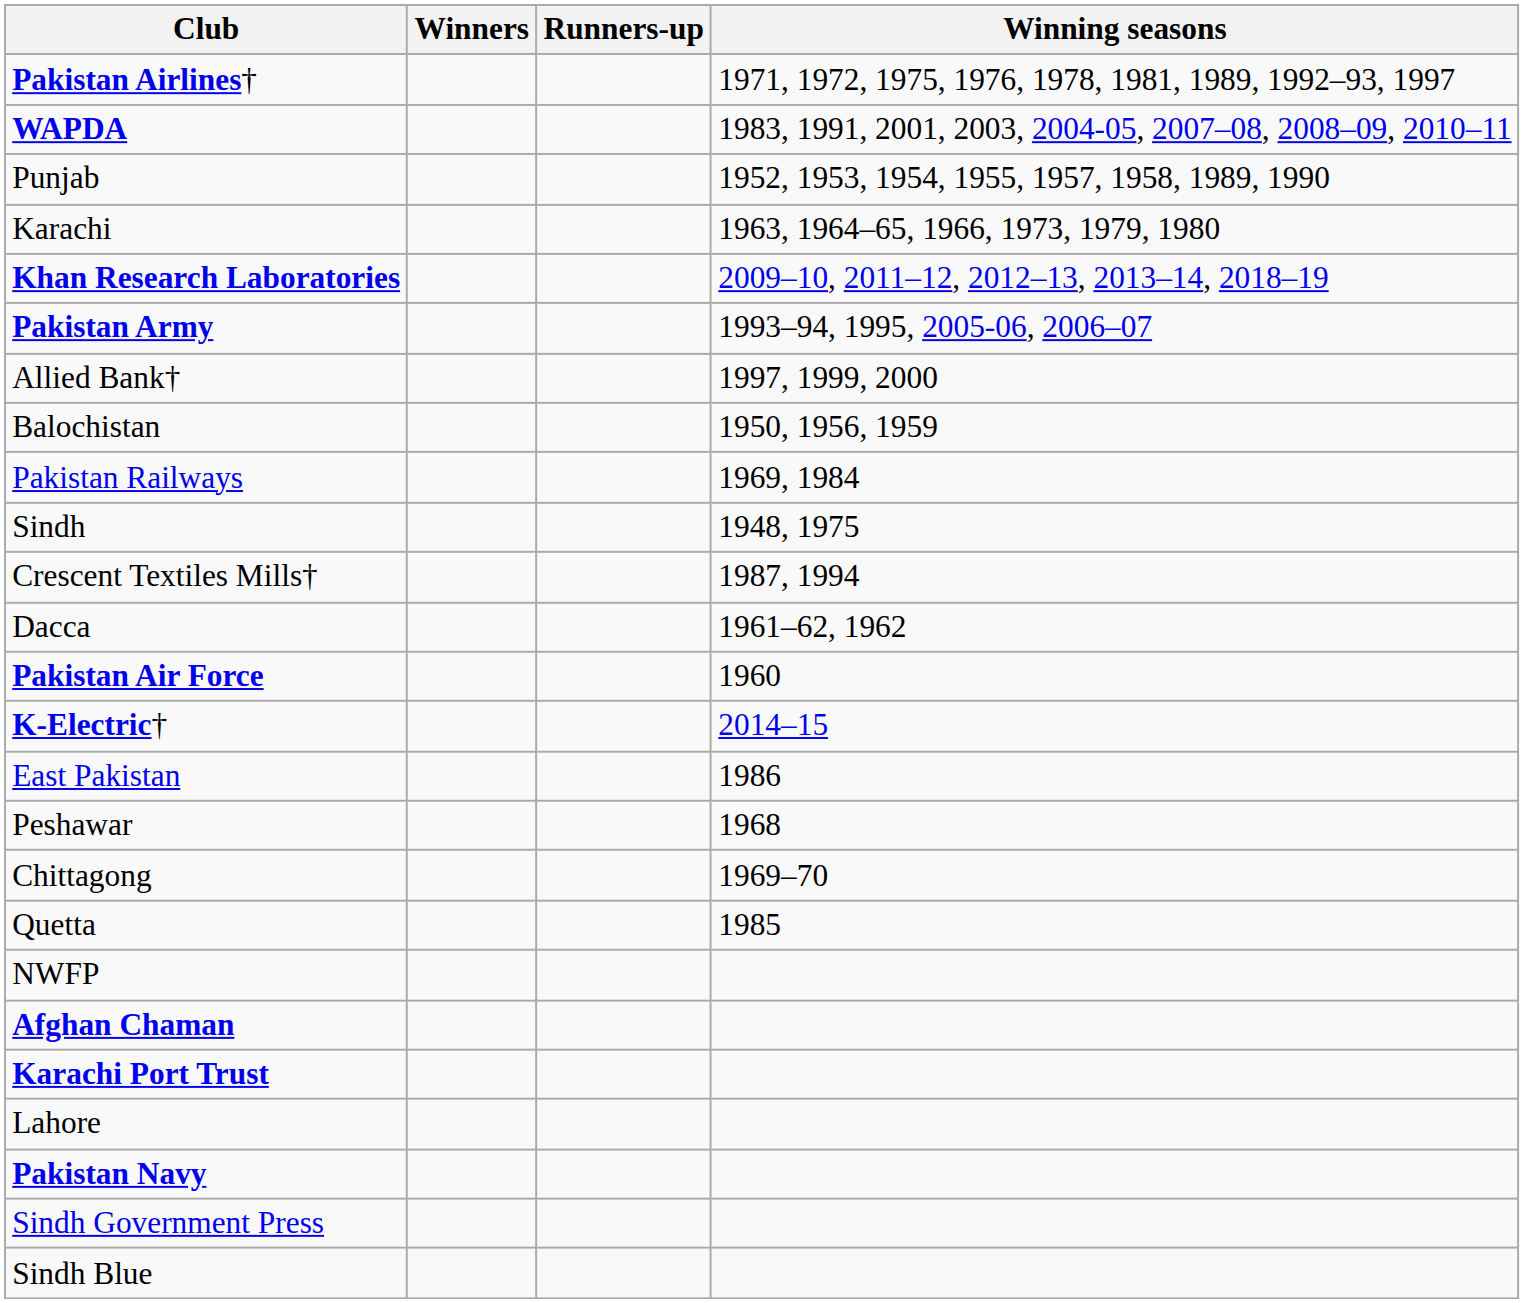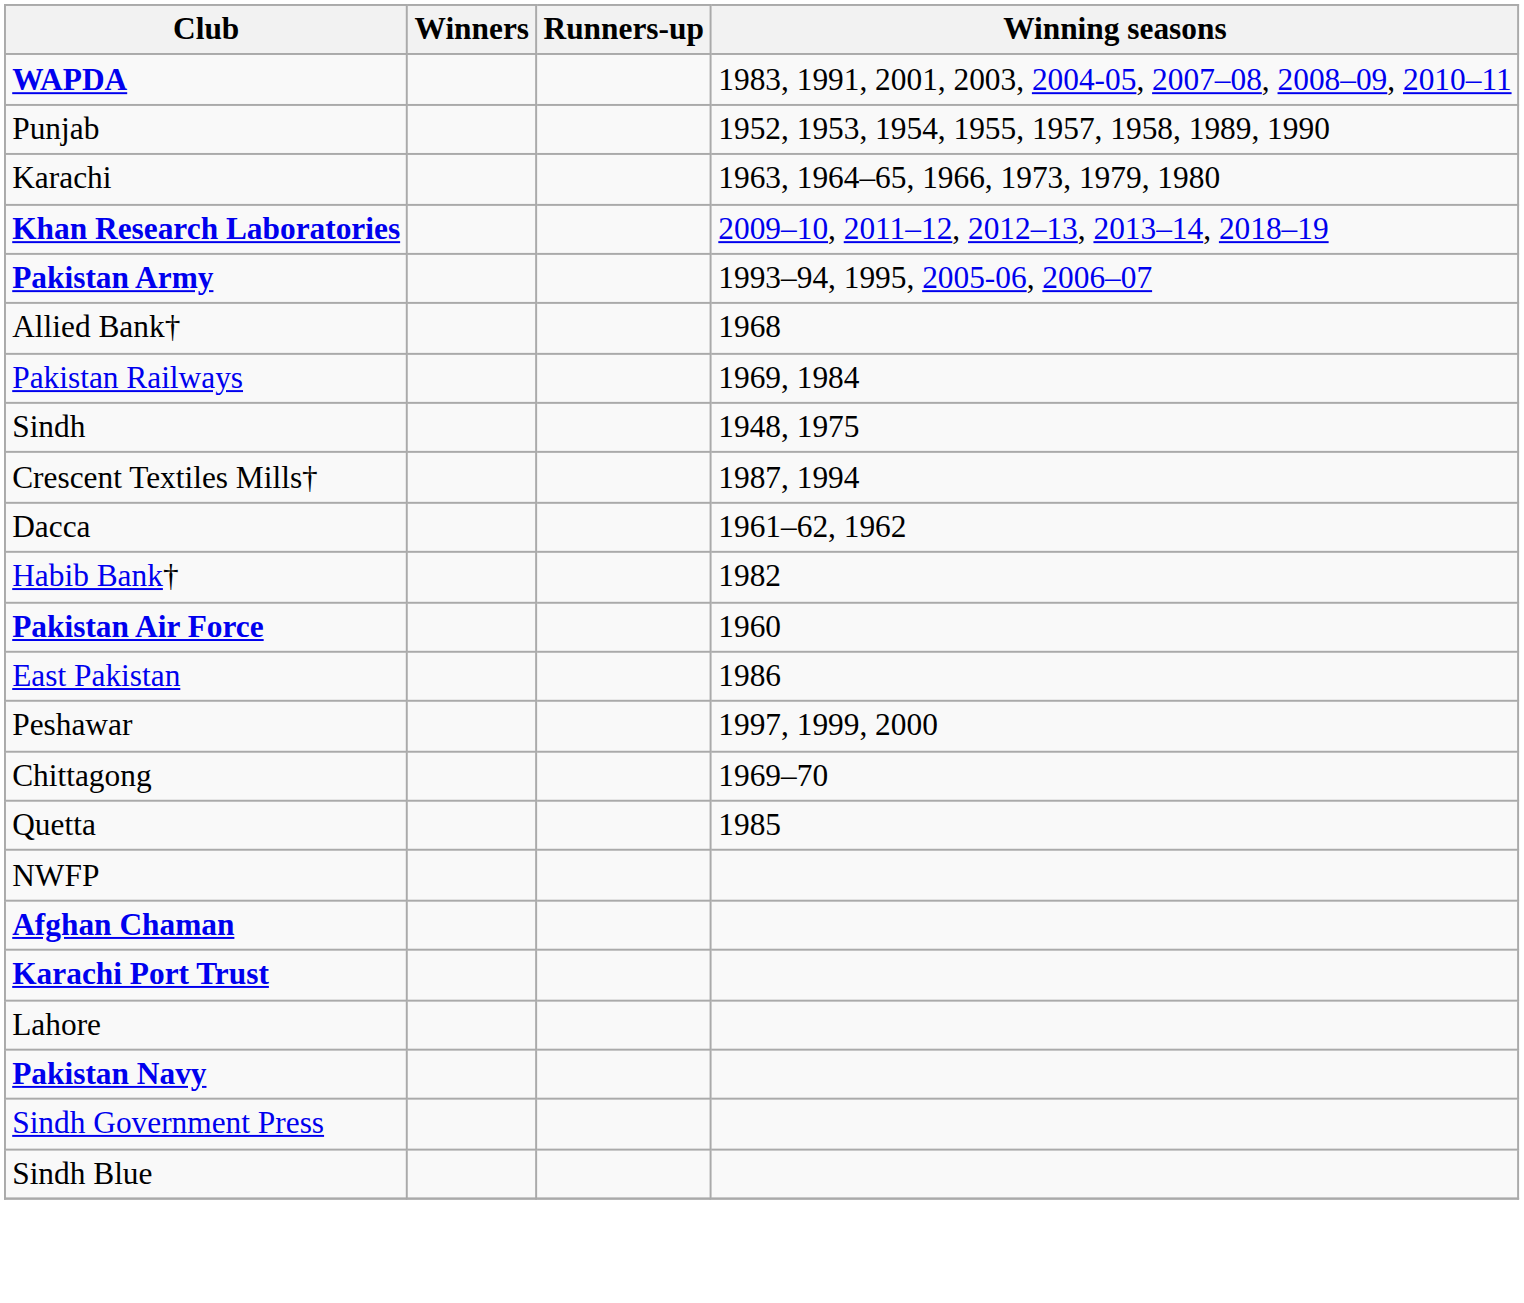- row: (135, 79)
(828, 377) 1997, 1999, 2000 -> (750, 327) 1968
- row: (86, 427)
+ row: (95, 576)
- row: (90, 725)
(750, 825) 1968 -> (828, 725) 1997, 1999, 2000
